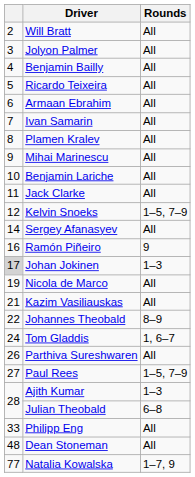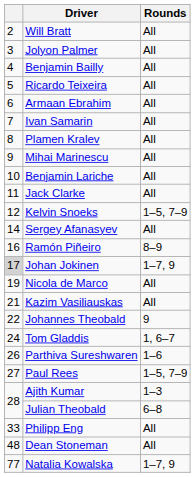(146, 247) 9 -> (153, 247) 8–9
(153, 265) 1–3 -> (159, 265) 1–7, 9
(153, 319) 8–9 -> (146, 319) 9
(149, 355) All -> (153, 355) 1–6
